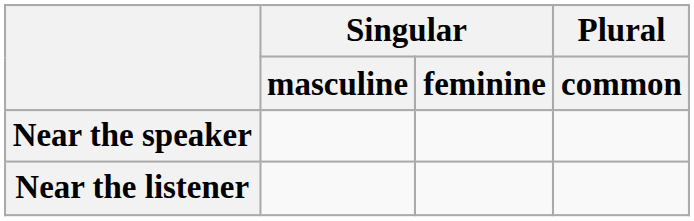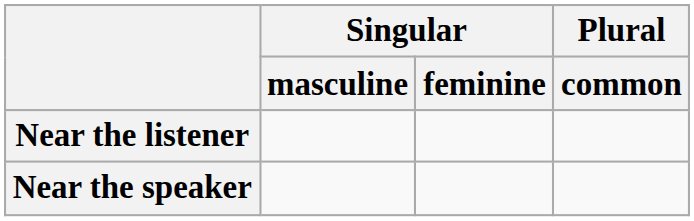rows swapped: (132, 135) <-> (132, 187)
